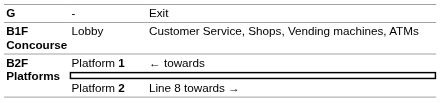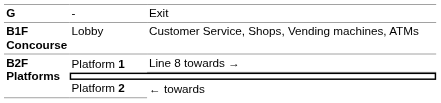(177, 63) ← towards -> (194, 63) Line 8 towards →
(194, 88) Line 8 towards → -> (177, 89) ← towards
